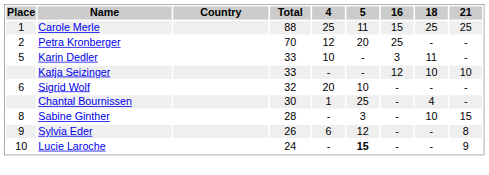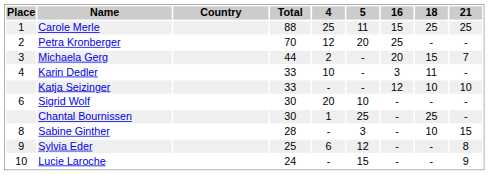+ row: (73, 57)
(21, 57) 5 -> (21, 72) 4
(290, 87) 32 -> (290, 102) 30
(431, 102) 4 -> (431, 117) 25
(290, 132) 26 -> (290, 146) 25
(363, 146) bold -> (363, 161) normal
